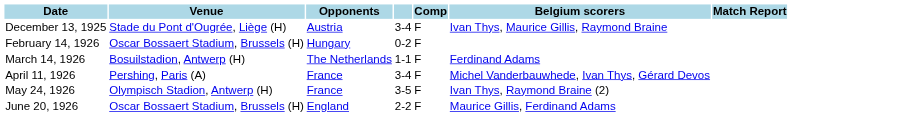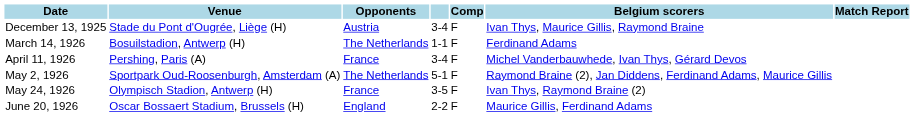- row: (52, 43)
+ row: (37, 75)
